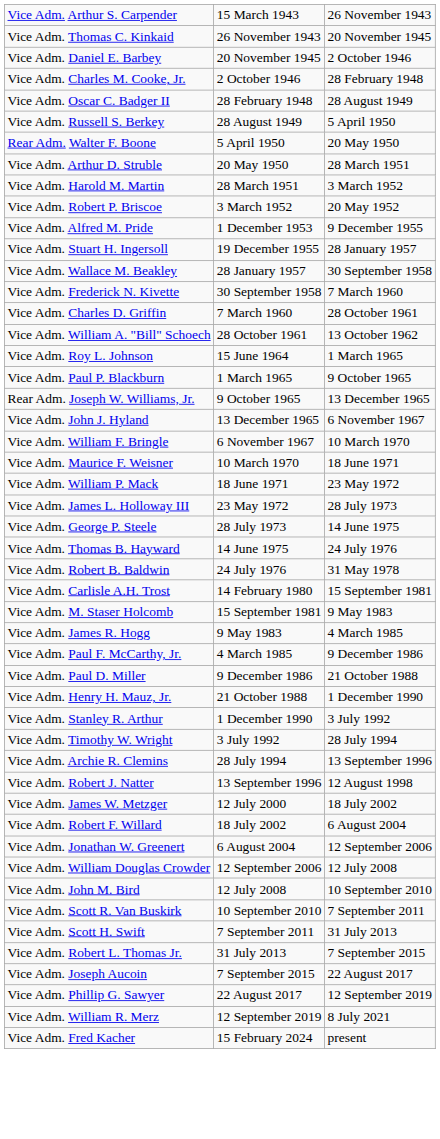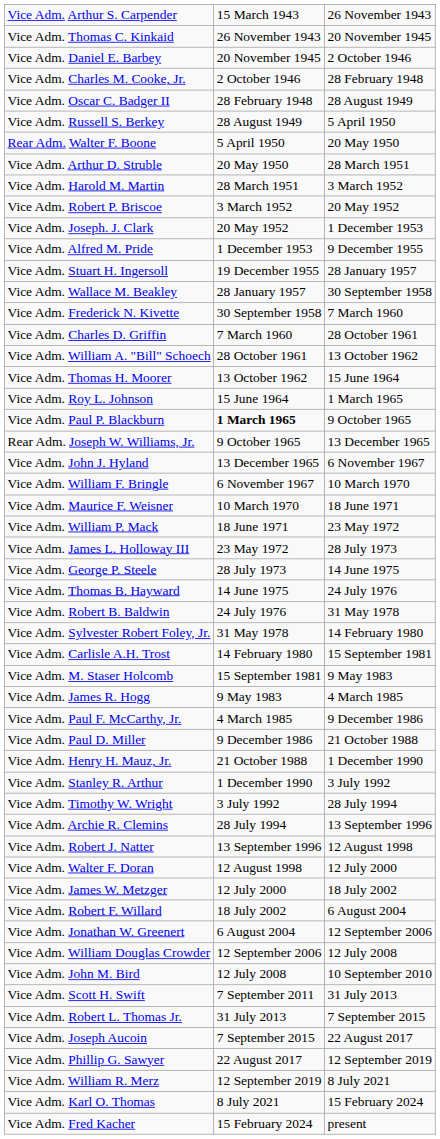+ row: (80, 228)
+ row: (89, 377)
(255, 377) normal -> (256, 420) bold
+ row: (109, 633)
+ row: (81, 867)
- row: (95, 910)
+ row: (81, 1102)
